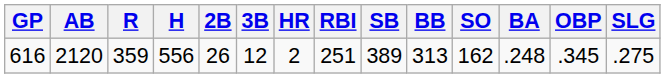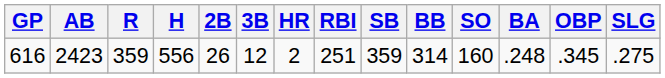(79, 55) 2120 -> (79, 55) 2423
(384, 55) 389 -> (384, 55) 359
(430, 55) 313 -> (430, 55) 314
(476, 55) 162 -> (476, 55) 160
